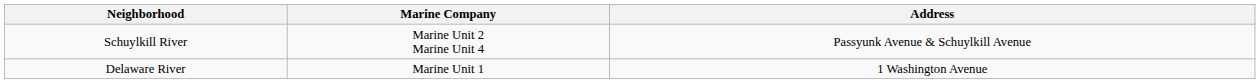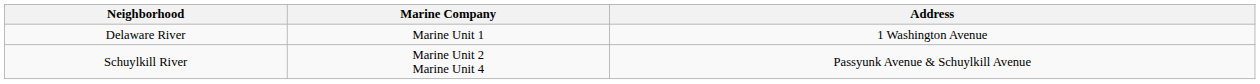rows swapped: (146, 68) <-> (146, 41)
